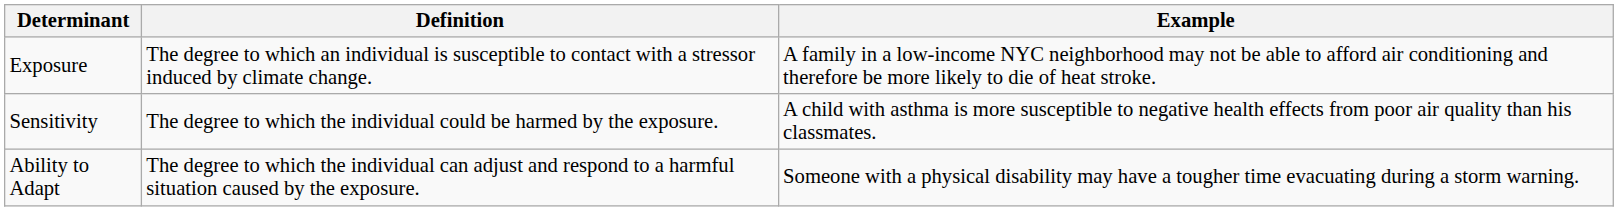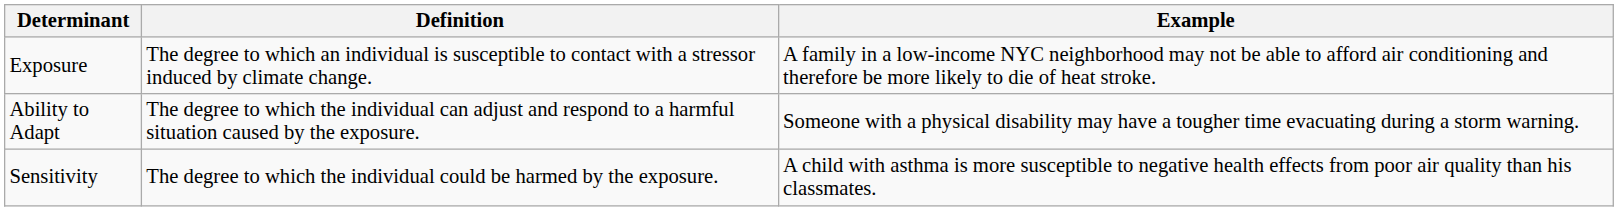rows swapped: (54, 121) <-> (49, 177)
